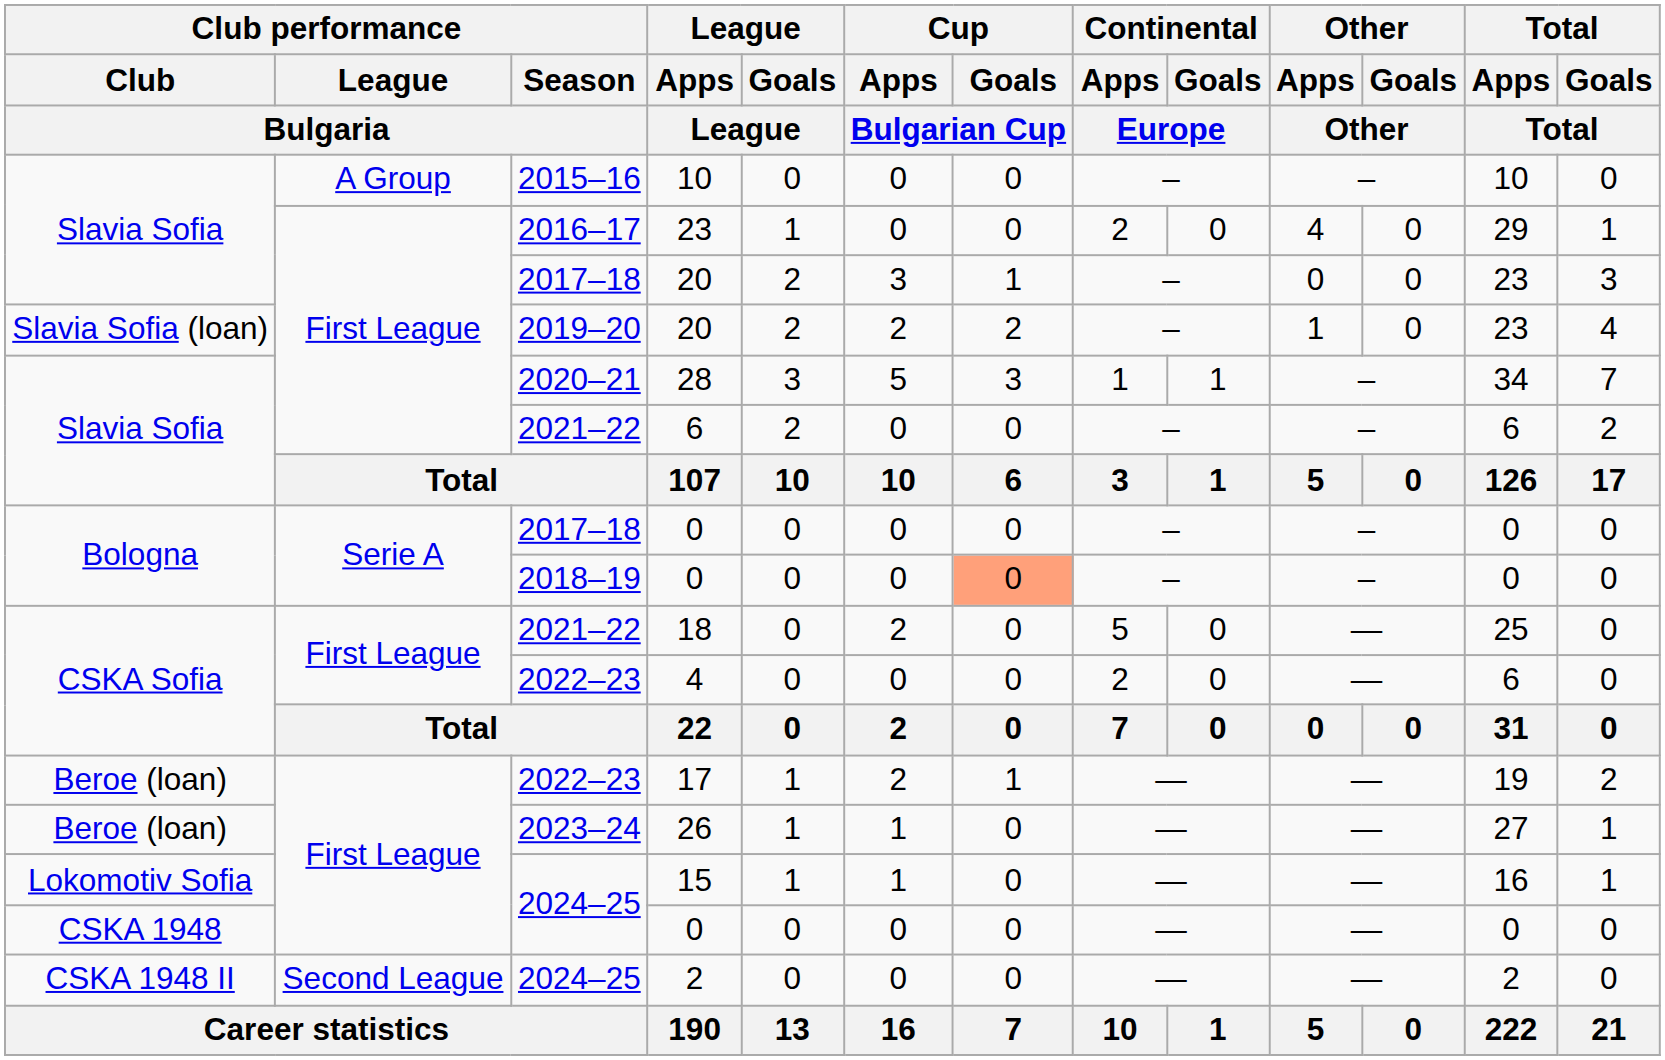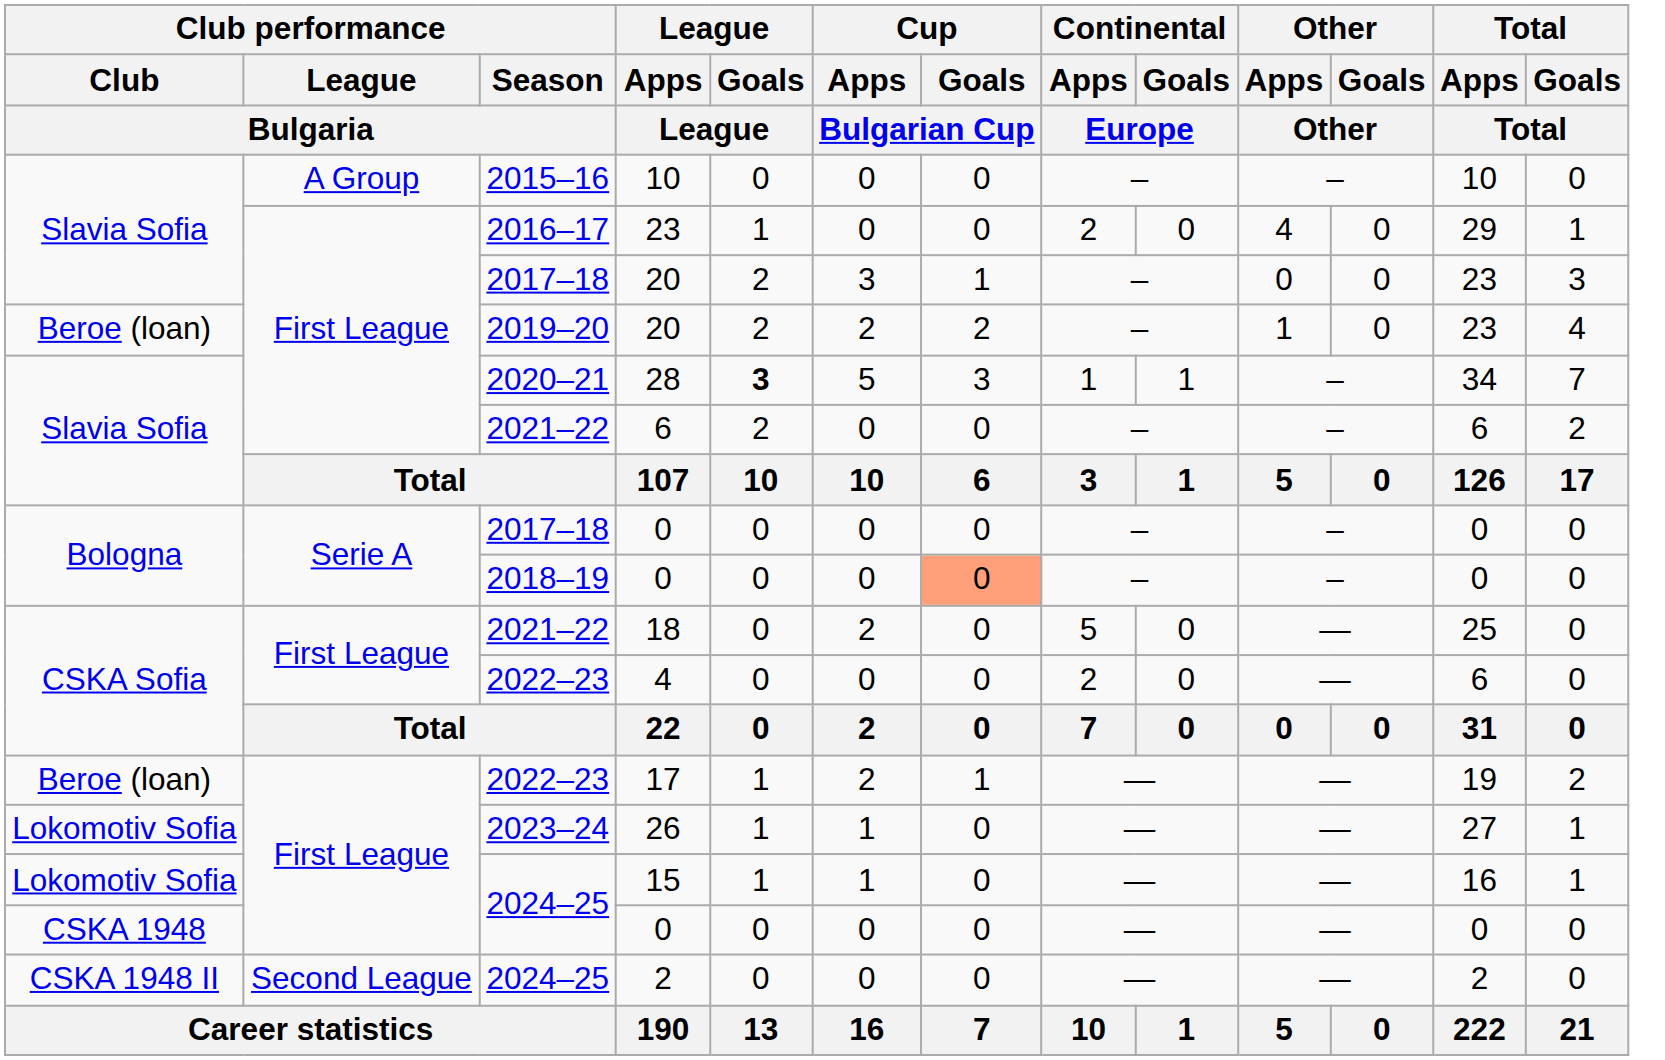(140, 329) Slavia Sofia (loan) -> (124, 329) Beroe (loan)
(792, 379) normal -> (761, 379) bold
(140, 829) Beroe (loan) -> (124, 829) Lokomotiv Sofia
